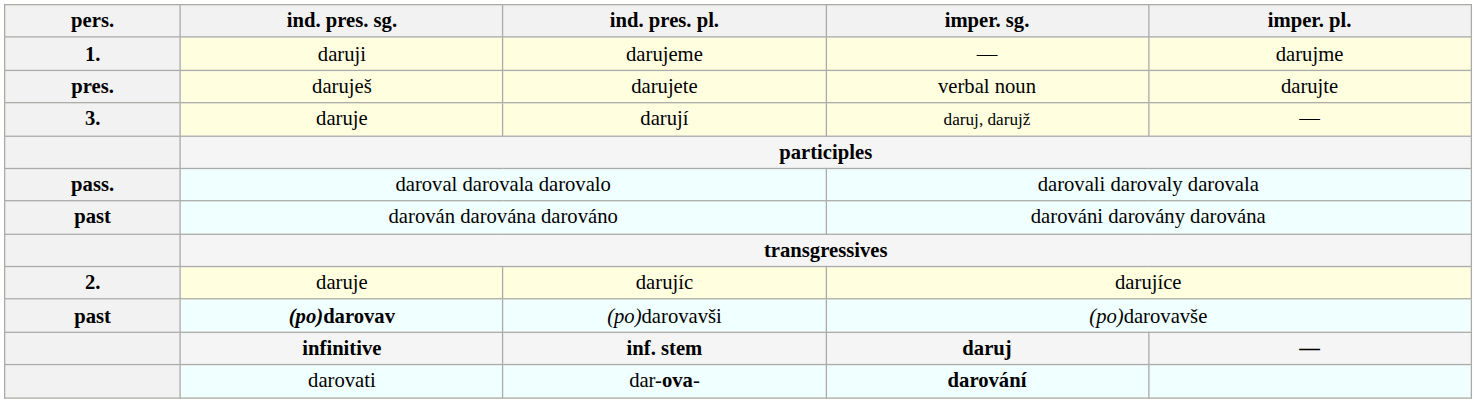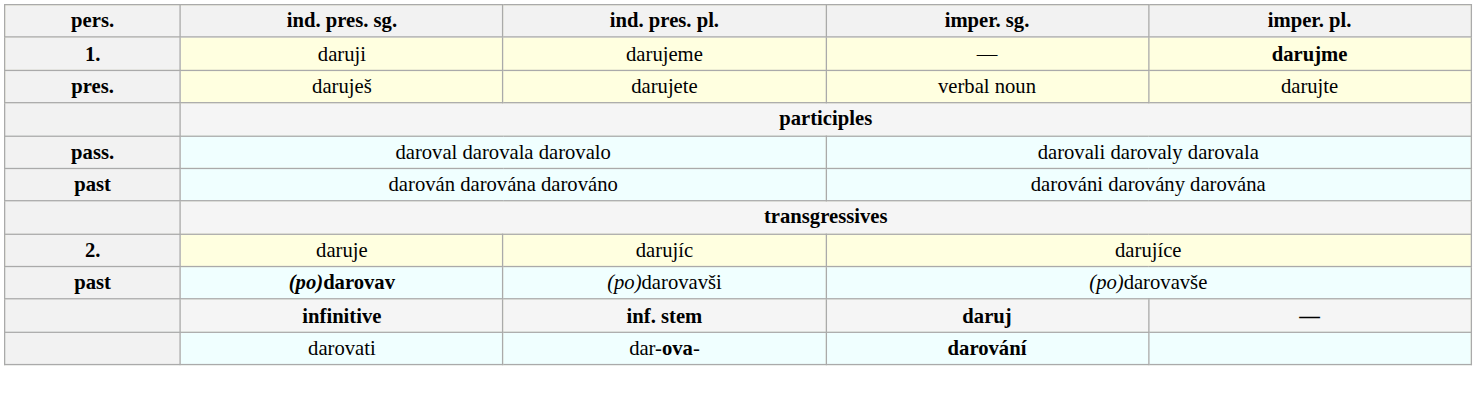(1310, 53) normal -> (1310, 53) bold
- row: (664, 119)
